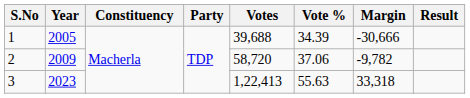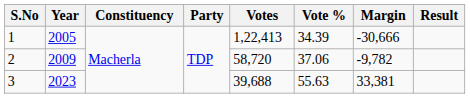(252, 37) 39,688 -> (258, 37) 1,22,413
(258, 81) 1,22,413 -> (252, 81) 39,688
(376, 81) 33,318 -> (376, 81) 33,381
